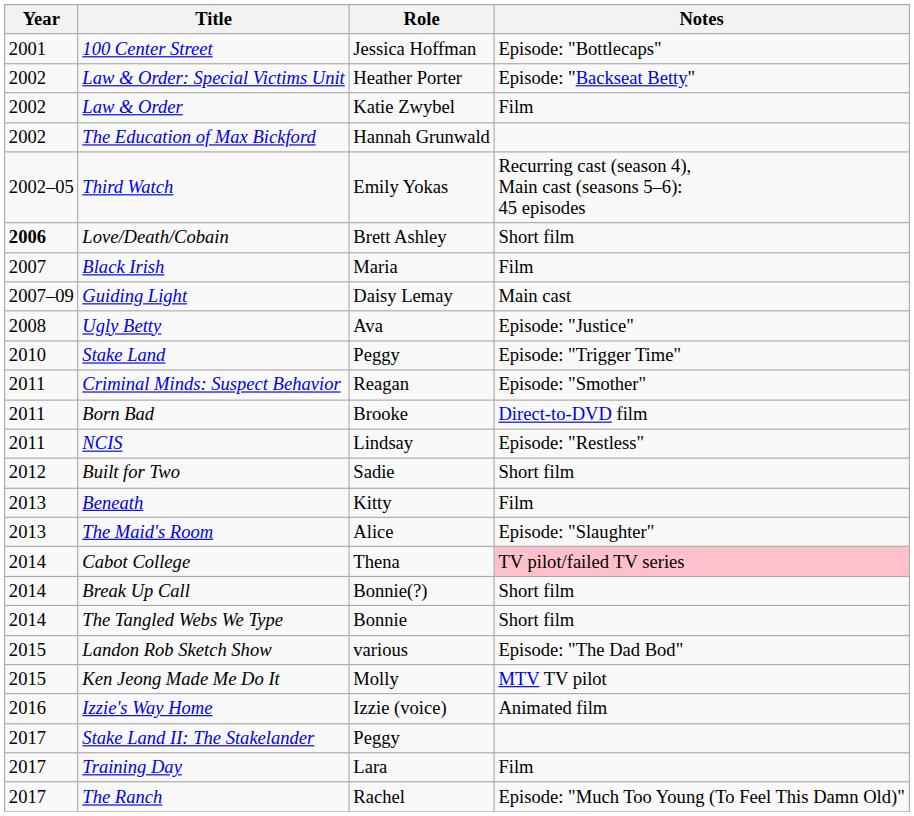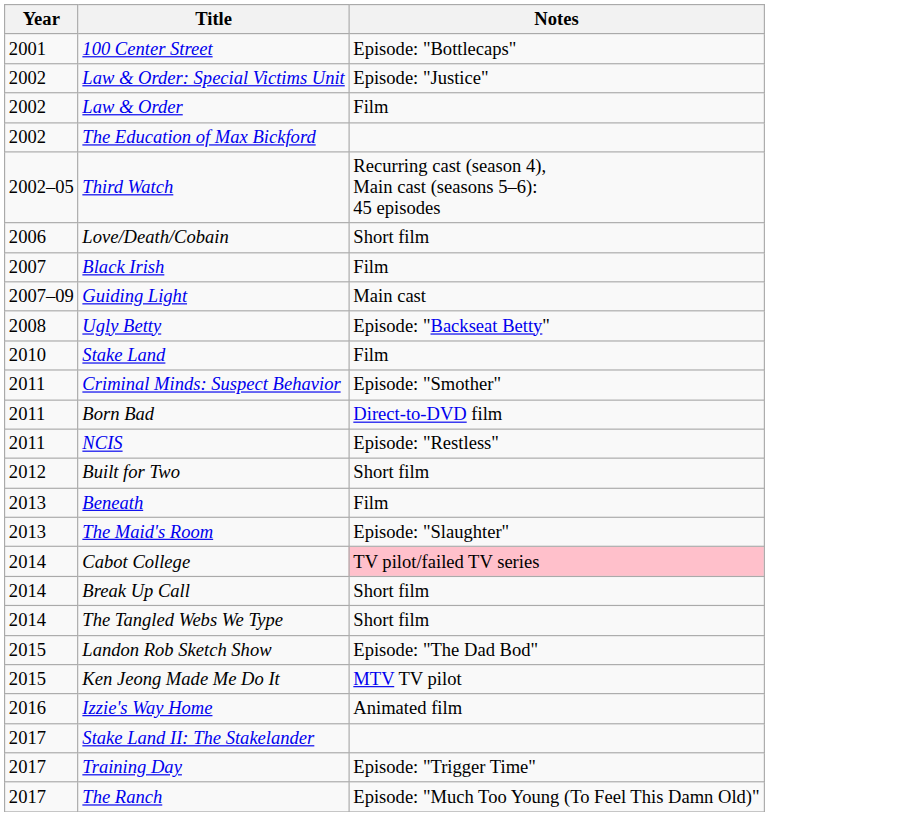- column: (422, 19)
(597, 78) Episode: "Backseat Betty" -> (421, 78) Episode: "Justice"
(27, 237) bold -> (27, 237) normal
(566, 325) Episode: "Justice" -> (452, 325) Episode: "Backseat Betty"
(590, 355) Episode: "Trigger Time" -> (371, 355) Film
(516, 767) Film -> (445, 767) Episode: "Trigger Time"
